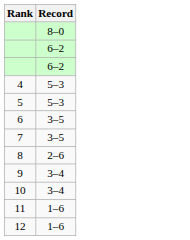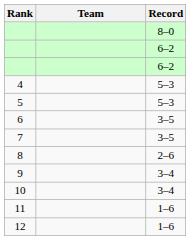+ column: (91, 13)
